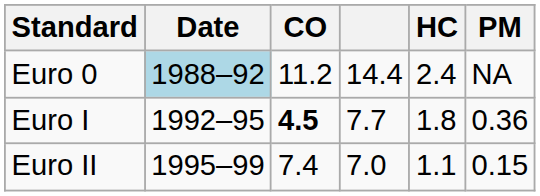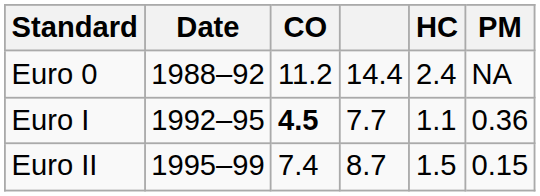(208, 73) lightblue background -> (208, 73) no background
(436, 119) 1.8 -> (436, 119) 1.1
(366, 166) 7.0 -> (366, 166) 8.7
(436, 166) 1.1 -> (436, 166) 1.5
